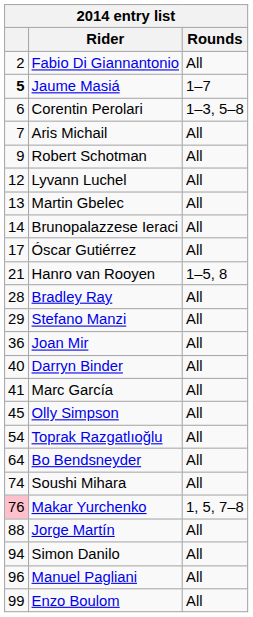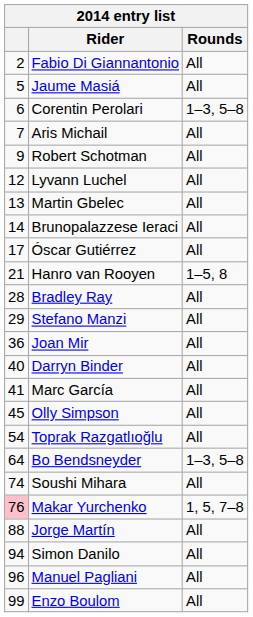(20, 86) bold -> (20, 86) normal
(198, 86) 1–7 -> (194, 86) All
(194, 460) All -> (215, 460) 1–3, 5–8
